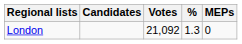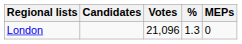(163, 30) 21,092 -> (163, 30) 21,096
